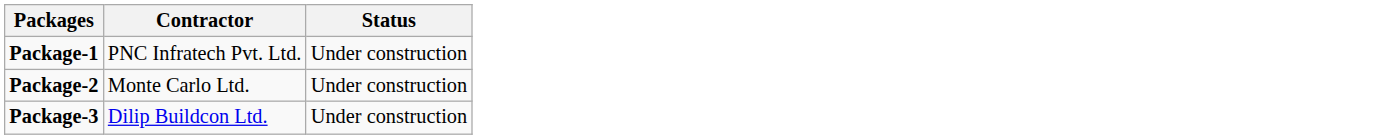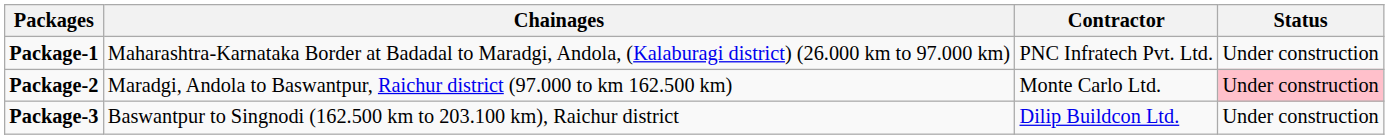+ column: (559, 20)
(389, 85) no background -> (1301, 85) pink background
